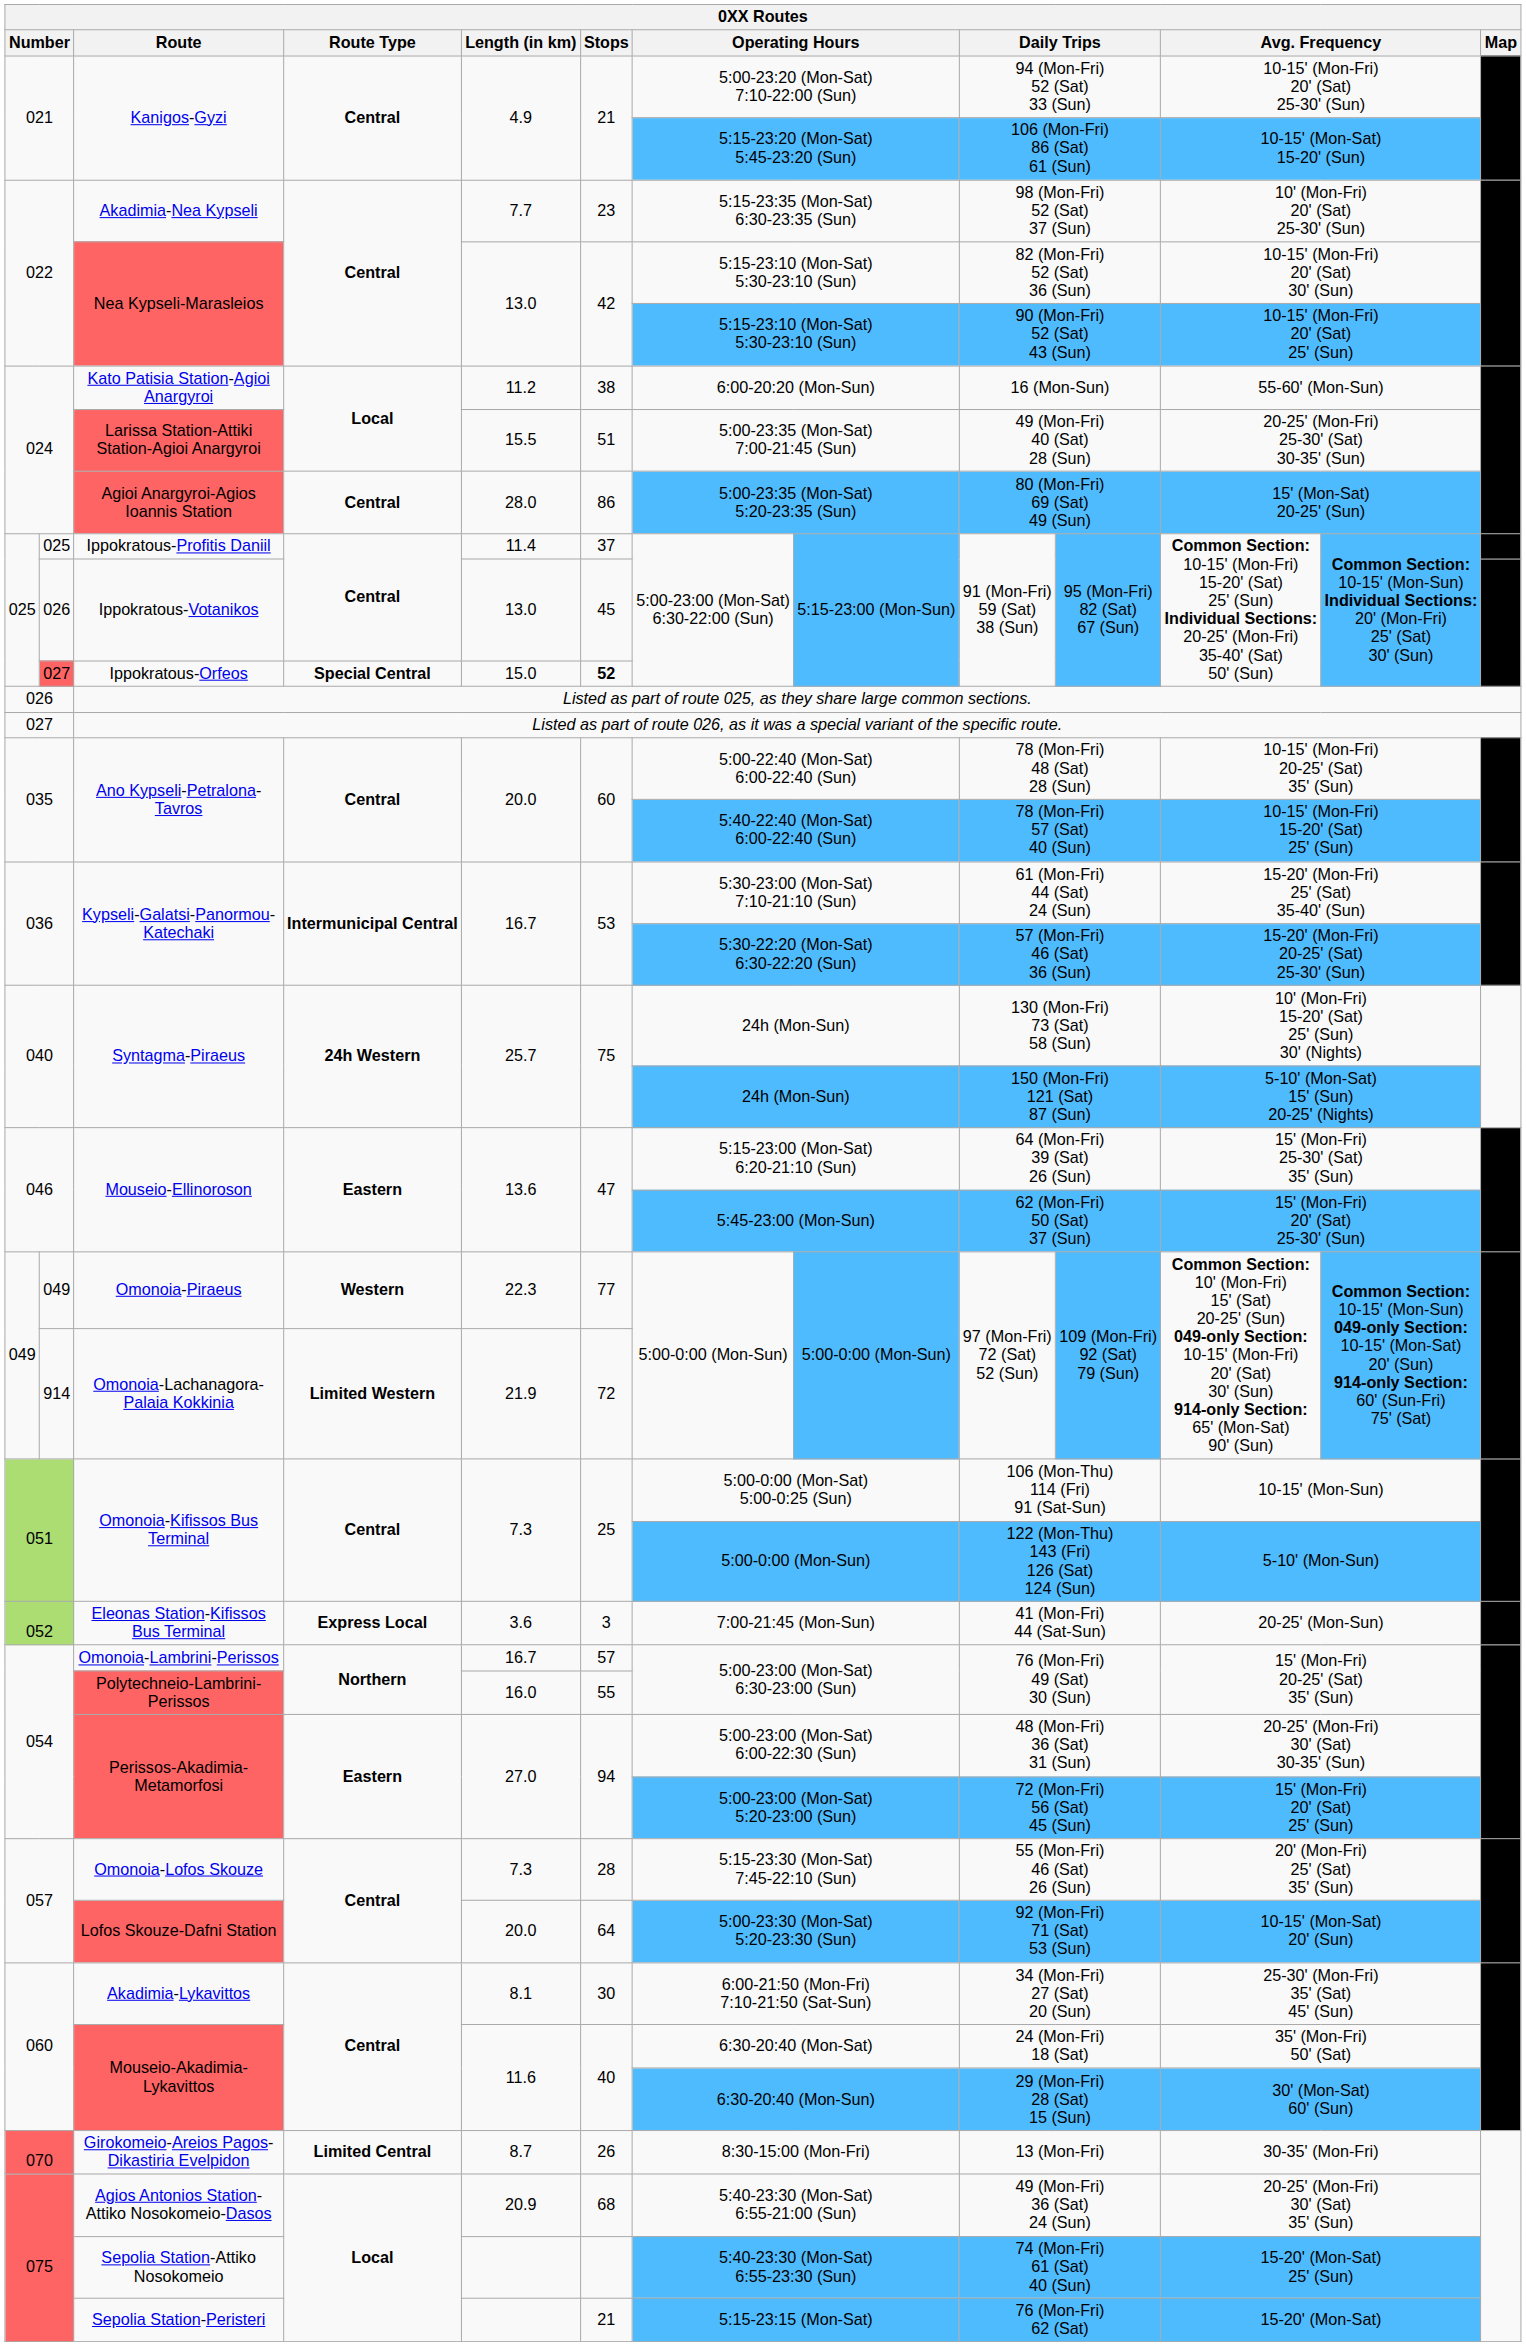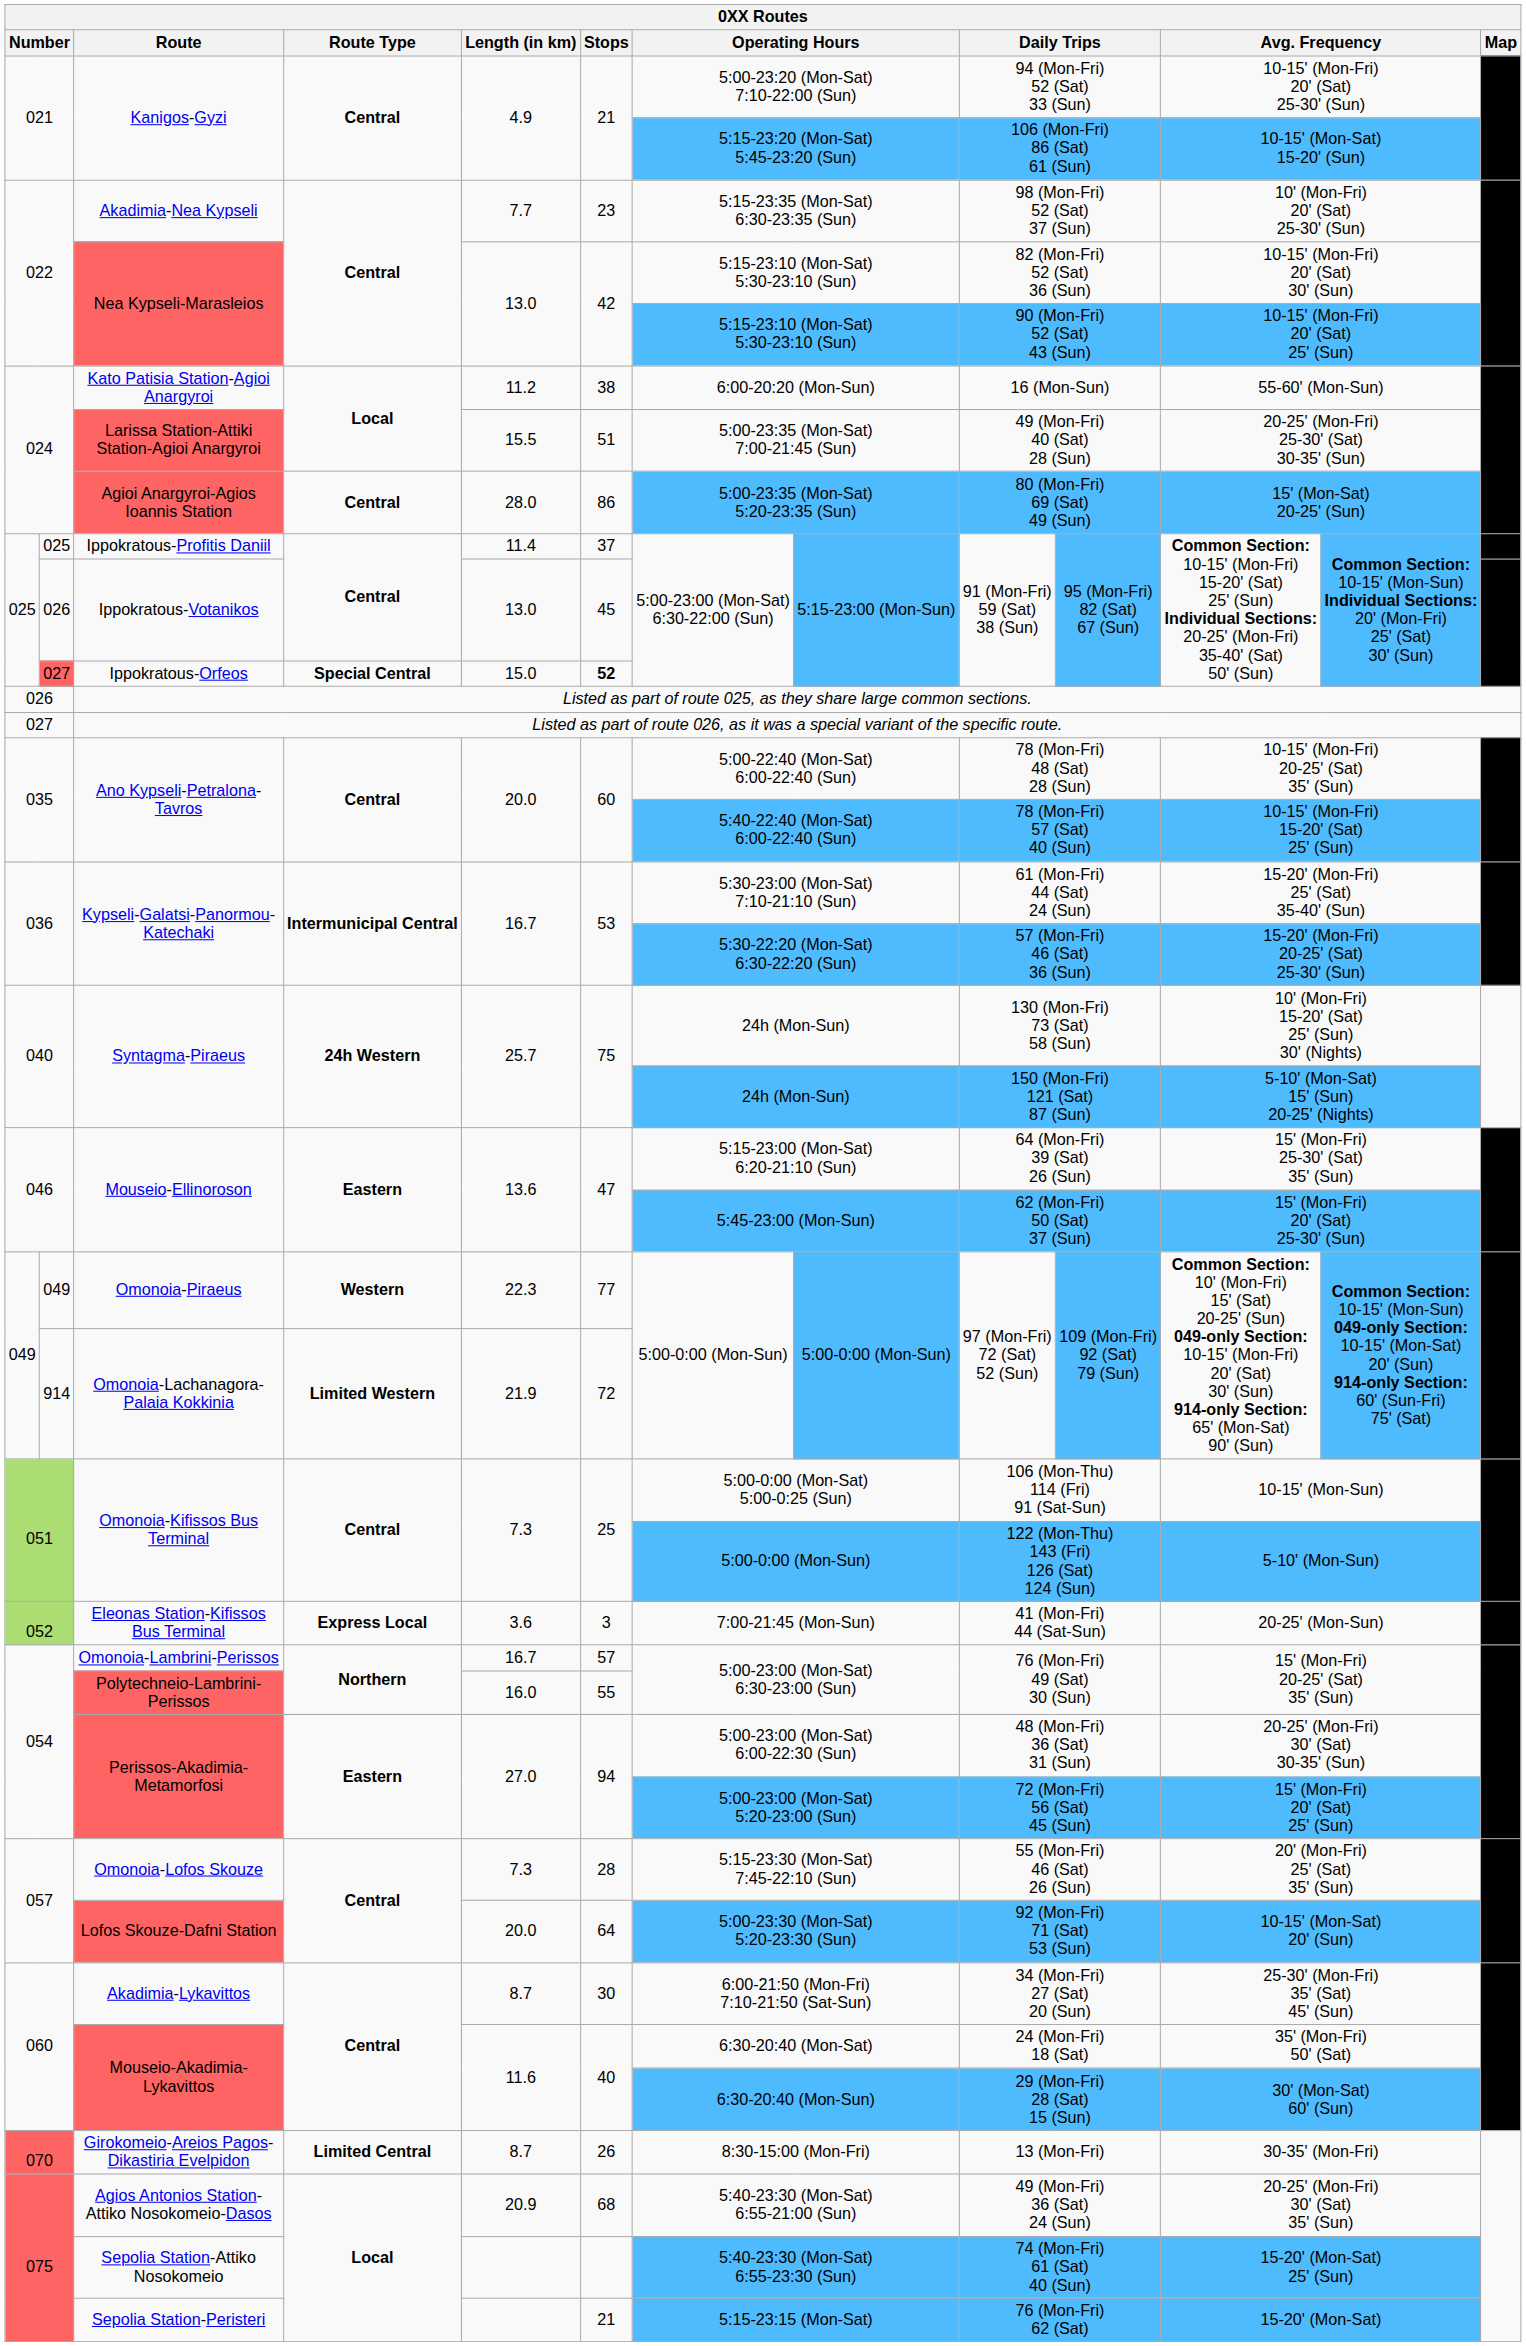(521, 1993) 8.1 -> (521, 1993) 8.7
